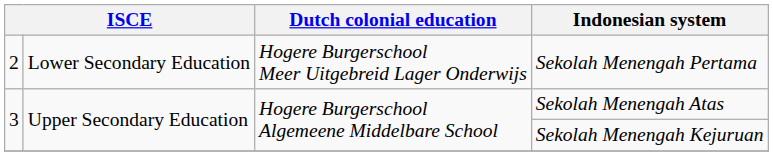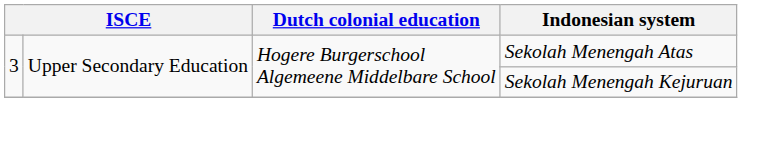- row: (646, 61)
